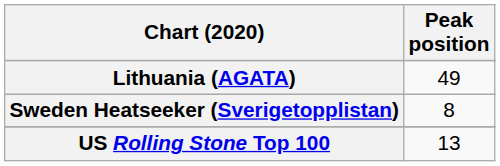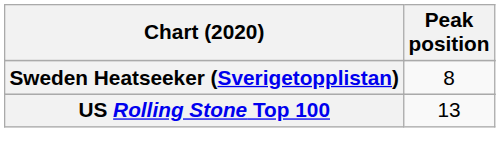- row: (204, 77)
